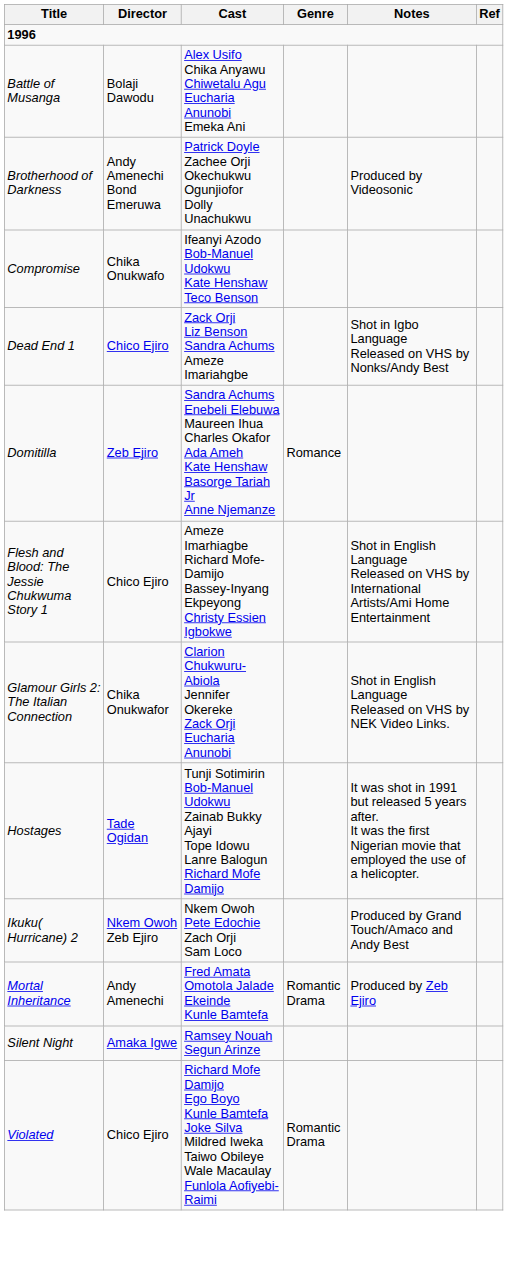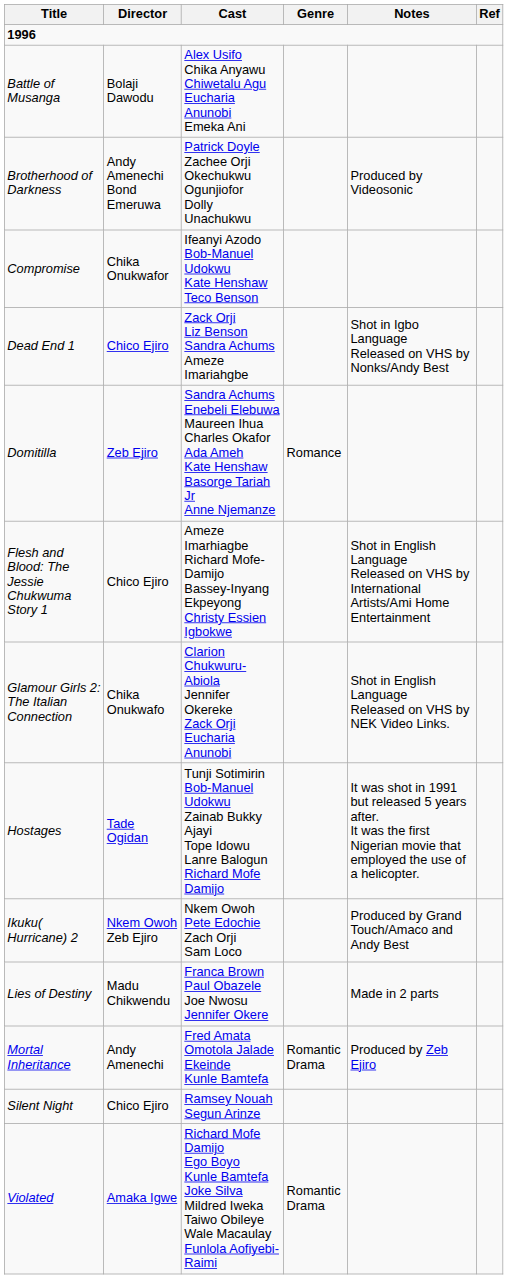(136, 268) Chika Onukwafo -> (138, 268) Chika Onukwafor
(138, 702) Chika Onukwafor -> (136, 702) Chika Onukwafo
+ row: (49, 993)
(142, 1043) Amaka Igwe -> (138, 1106) Chico Ejiro
(138, 1135) Chico Ejiro -> (142, 1198) Amaka Igwe
